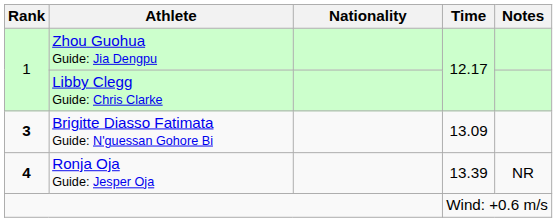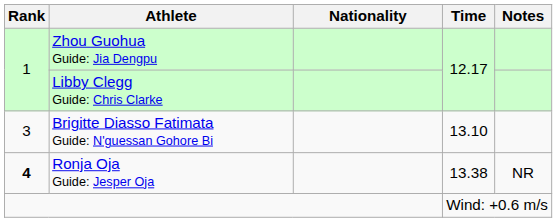(27, 131) bold -> (27, 131) normal
(469, 131) 13.09 -> (469, 131) 13.10
(469, 172) 13.39 -> (469, 172) 13.38
